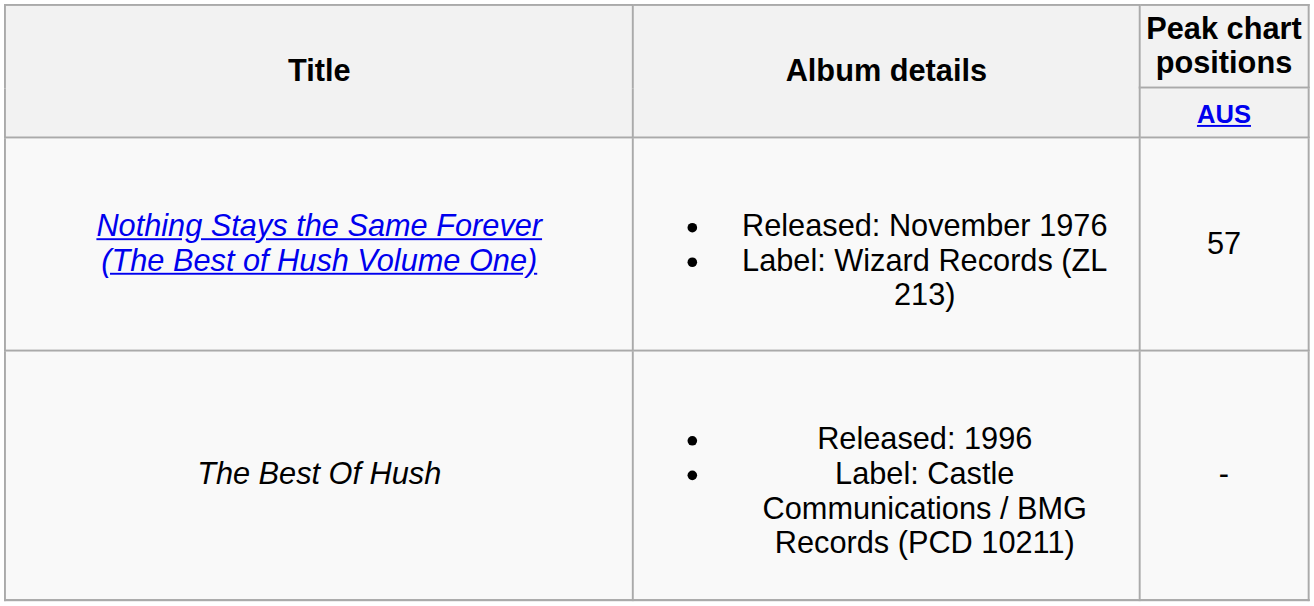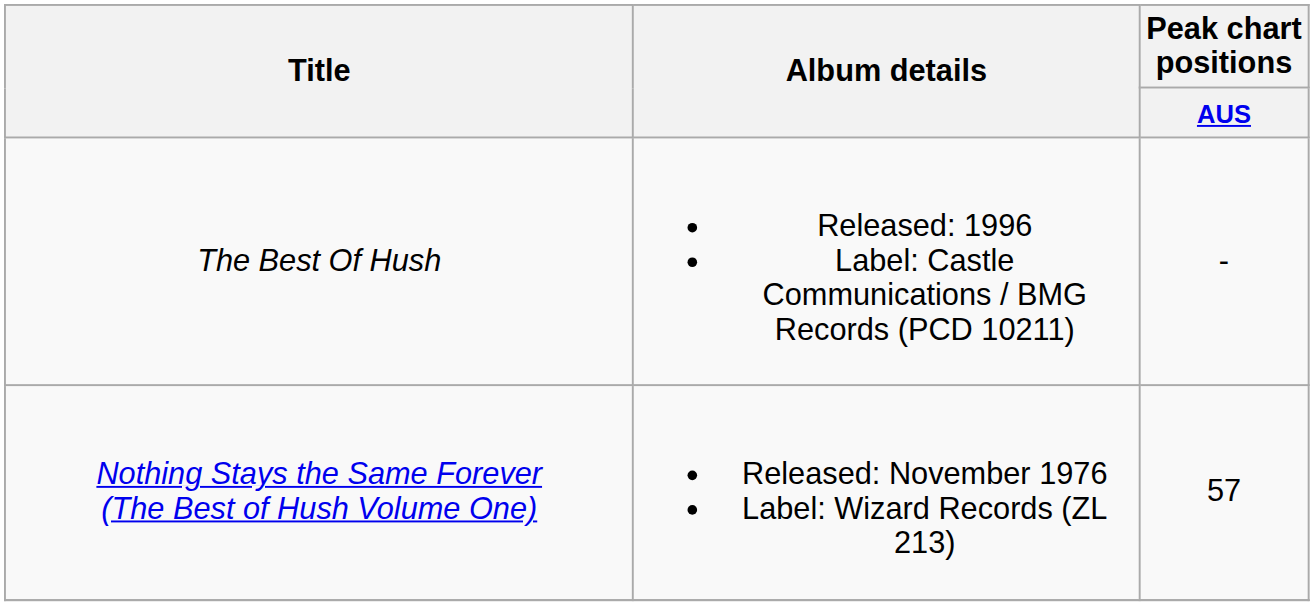rows swapped: (319, 243) <-> (319, 474)
